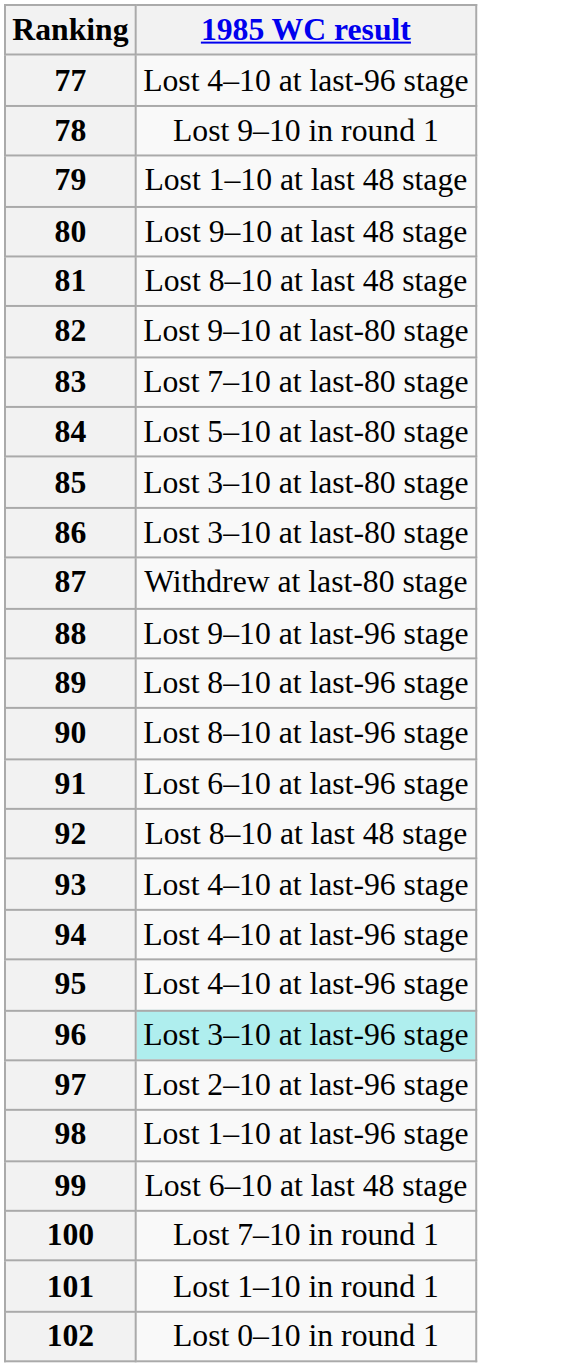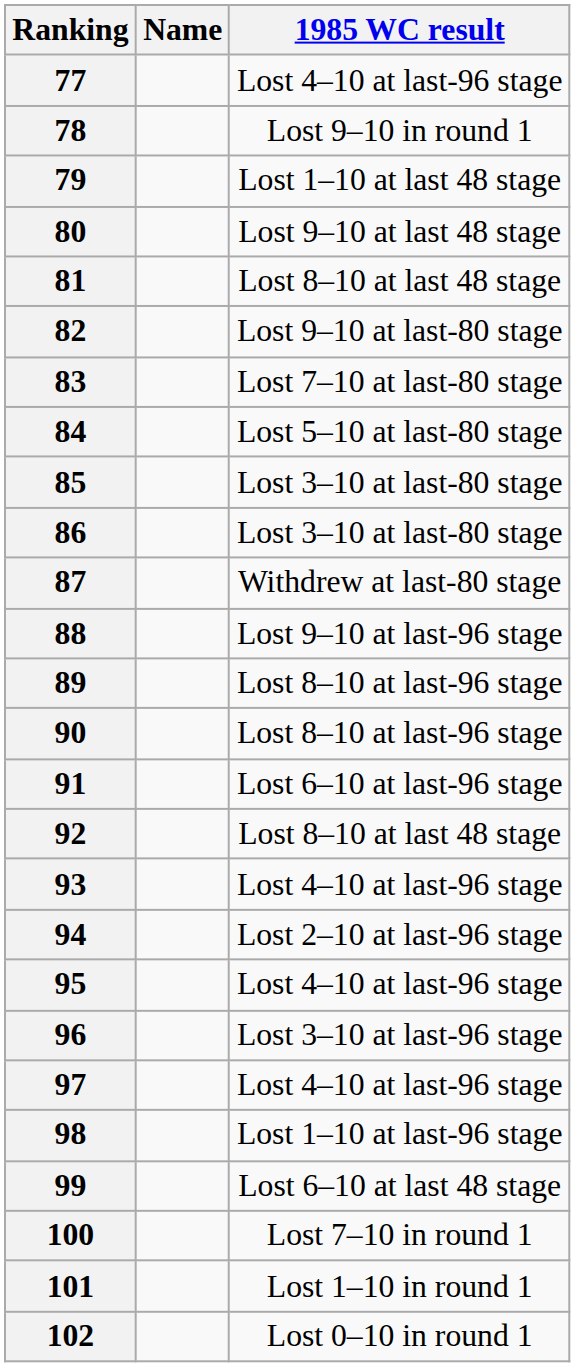+ column: (183, 29)
(306, 933) Lost 4–10 at last-96 stage -> (400, 933) Lost 2–10 at last-96 stage
(306, 1034) paleturquoise background -> (400, 1034) no background
(306, 1084) Lost 2–10 at last-96 stage -> (400, 1084) Lost 4–10 at last-96 stage
